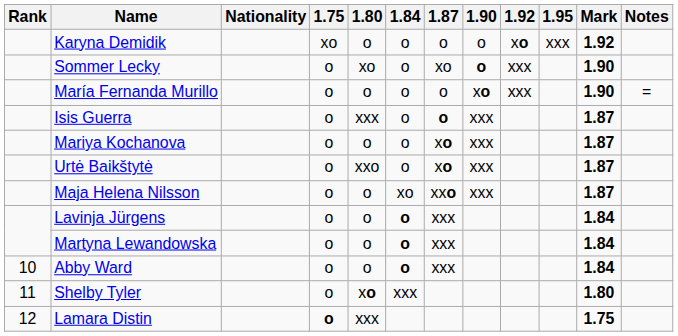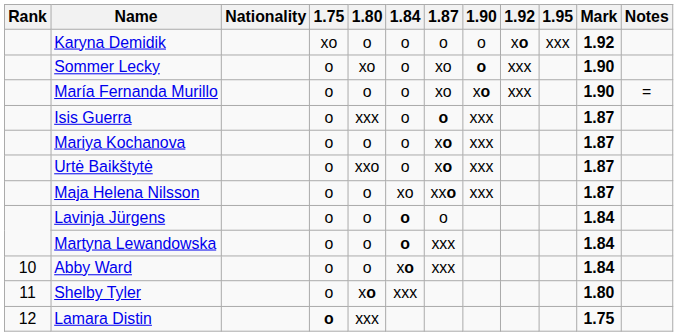(443, 92) o -> (443, 92) xo
(443, 218) xxx -> (443, 218) o
(405, 268) o -> (405, 268) xo
